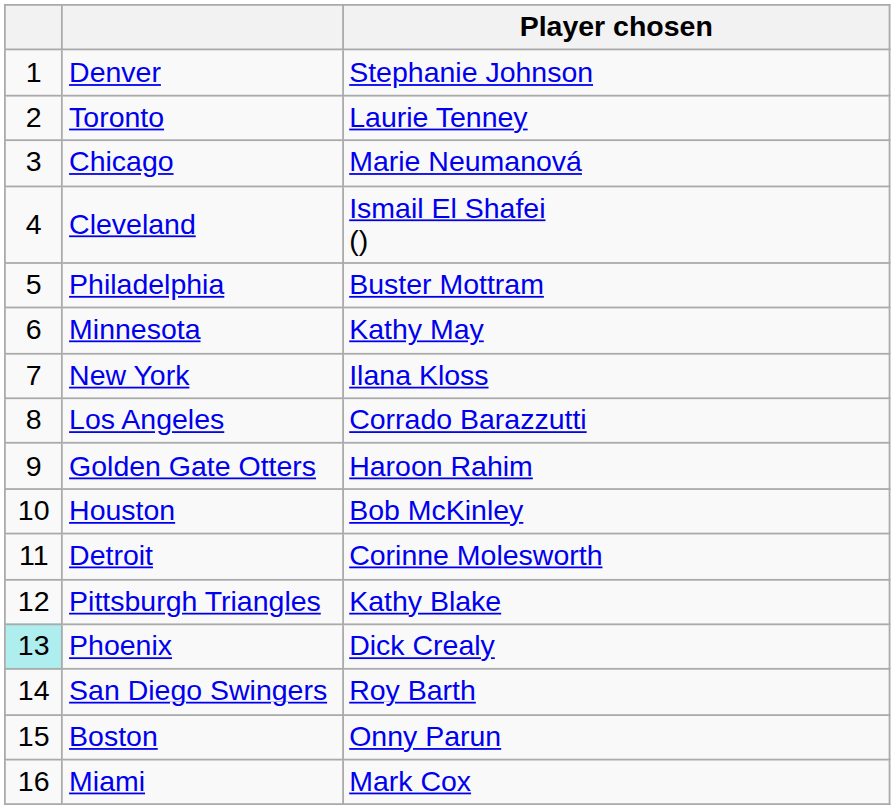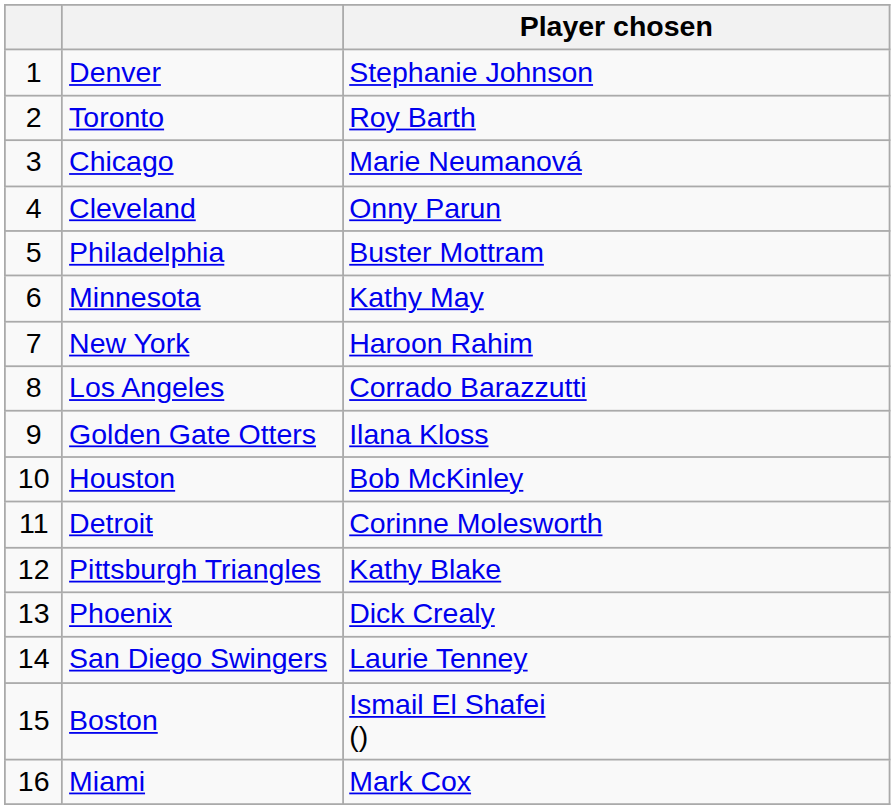(438, 117) Laurie Tenney -> (413, 117) Roy Barth
(447, 223) Ismail El Shafei () -> (425, 207) Onny Parun
(419, 375) Ilana Kloss -> (441, 343) Haroon Rahim
(441, 465) Haroon Rahim -> (419, 433) Ilana Kloss
(34, 646) paleturquoise background -> (34, 614) no background
(413, 691) Roy Barth -> (438, 659) Laurie Tenney
(425, 736) Onny Parun -> (447, 720) Ismail El Shafei ()
